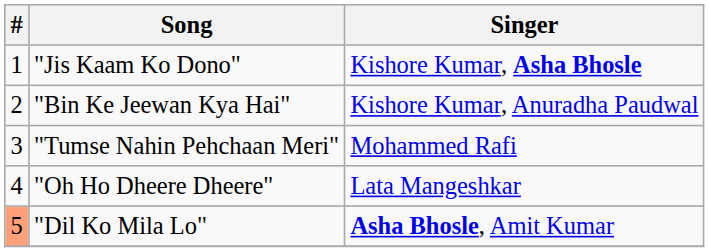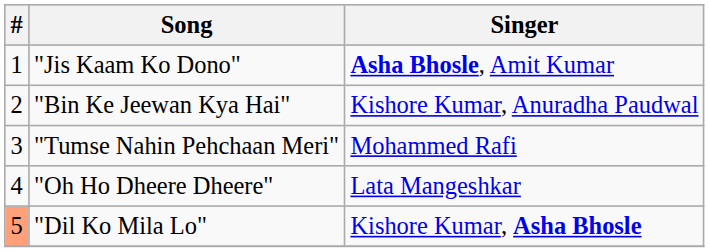(496, 65) Kishore Kumar, Asha Bhosle -> (482, 65) Asha Bhosle, Amit Kumar
(482, 226) Asha Bhosle, Amit Kumar -> (496, 226) Kishore Kumar, Asha Bhosle
